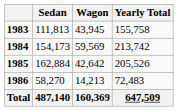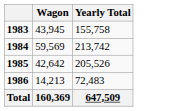- column: (53, 13)
